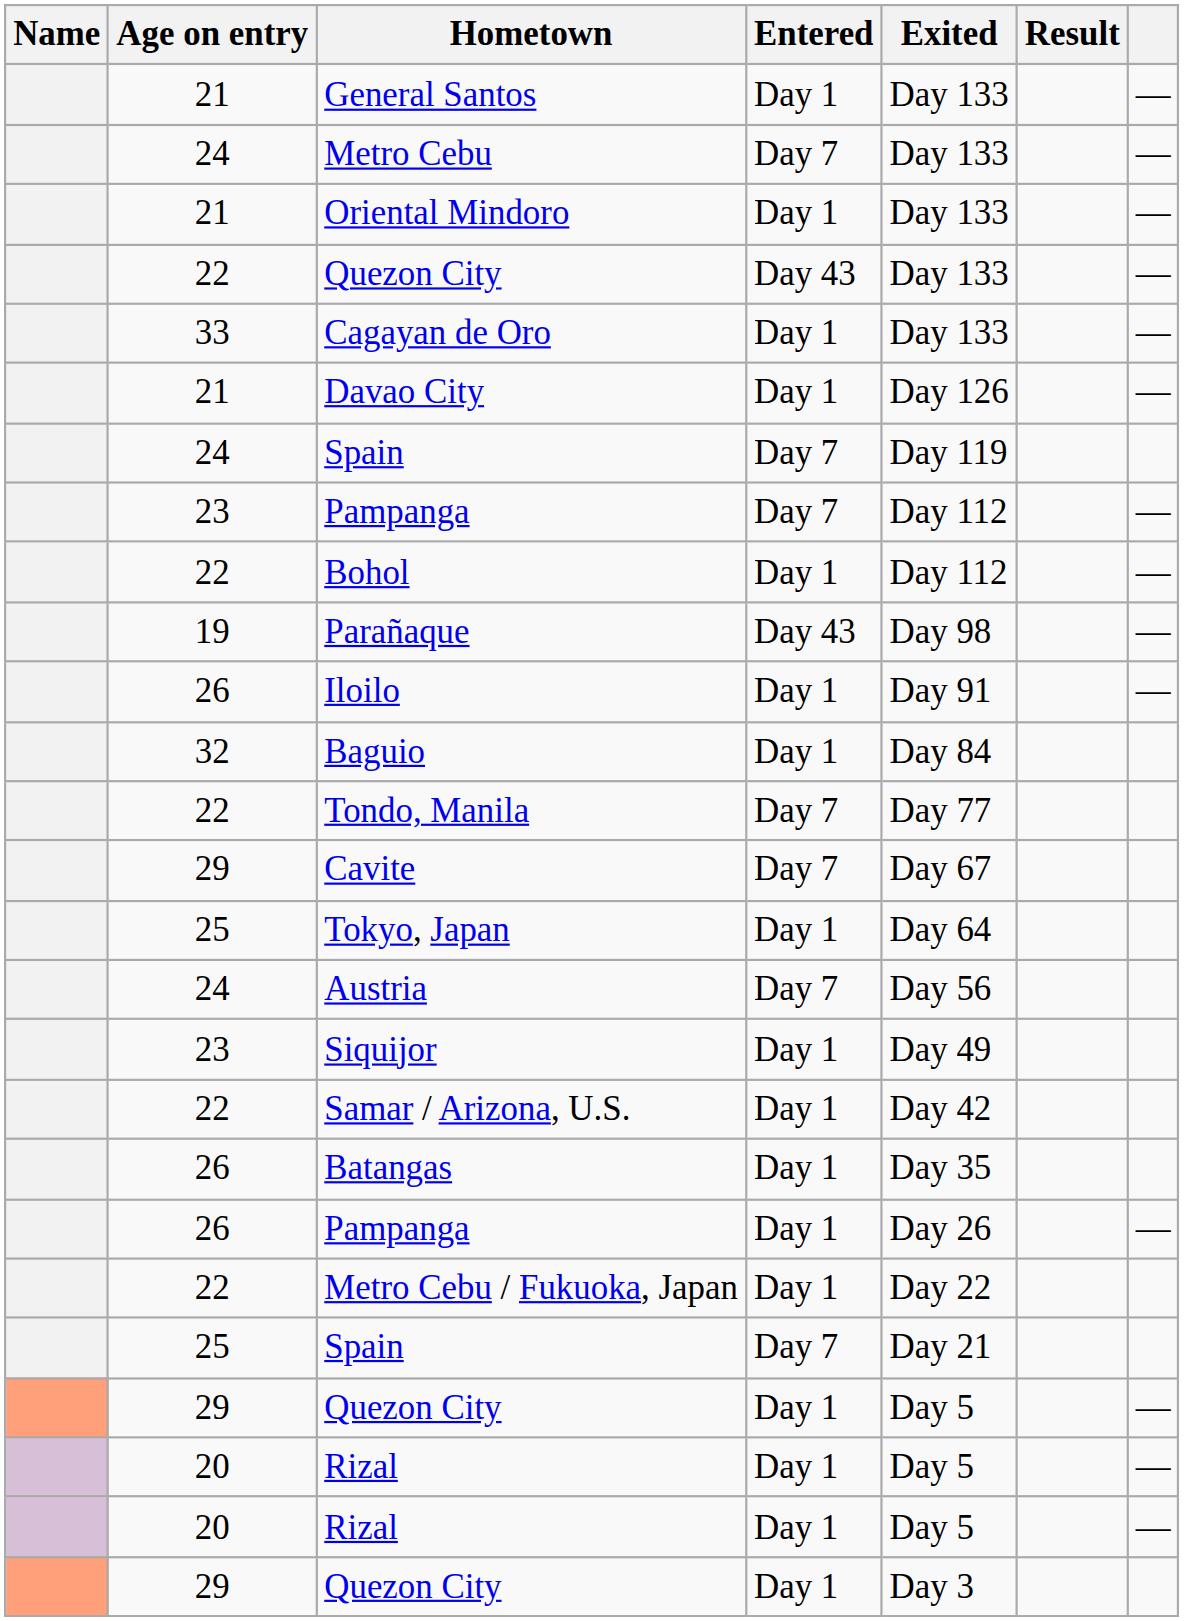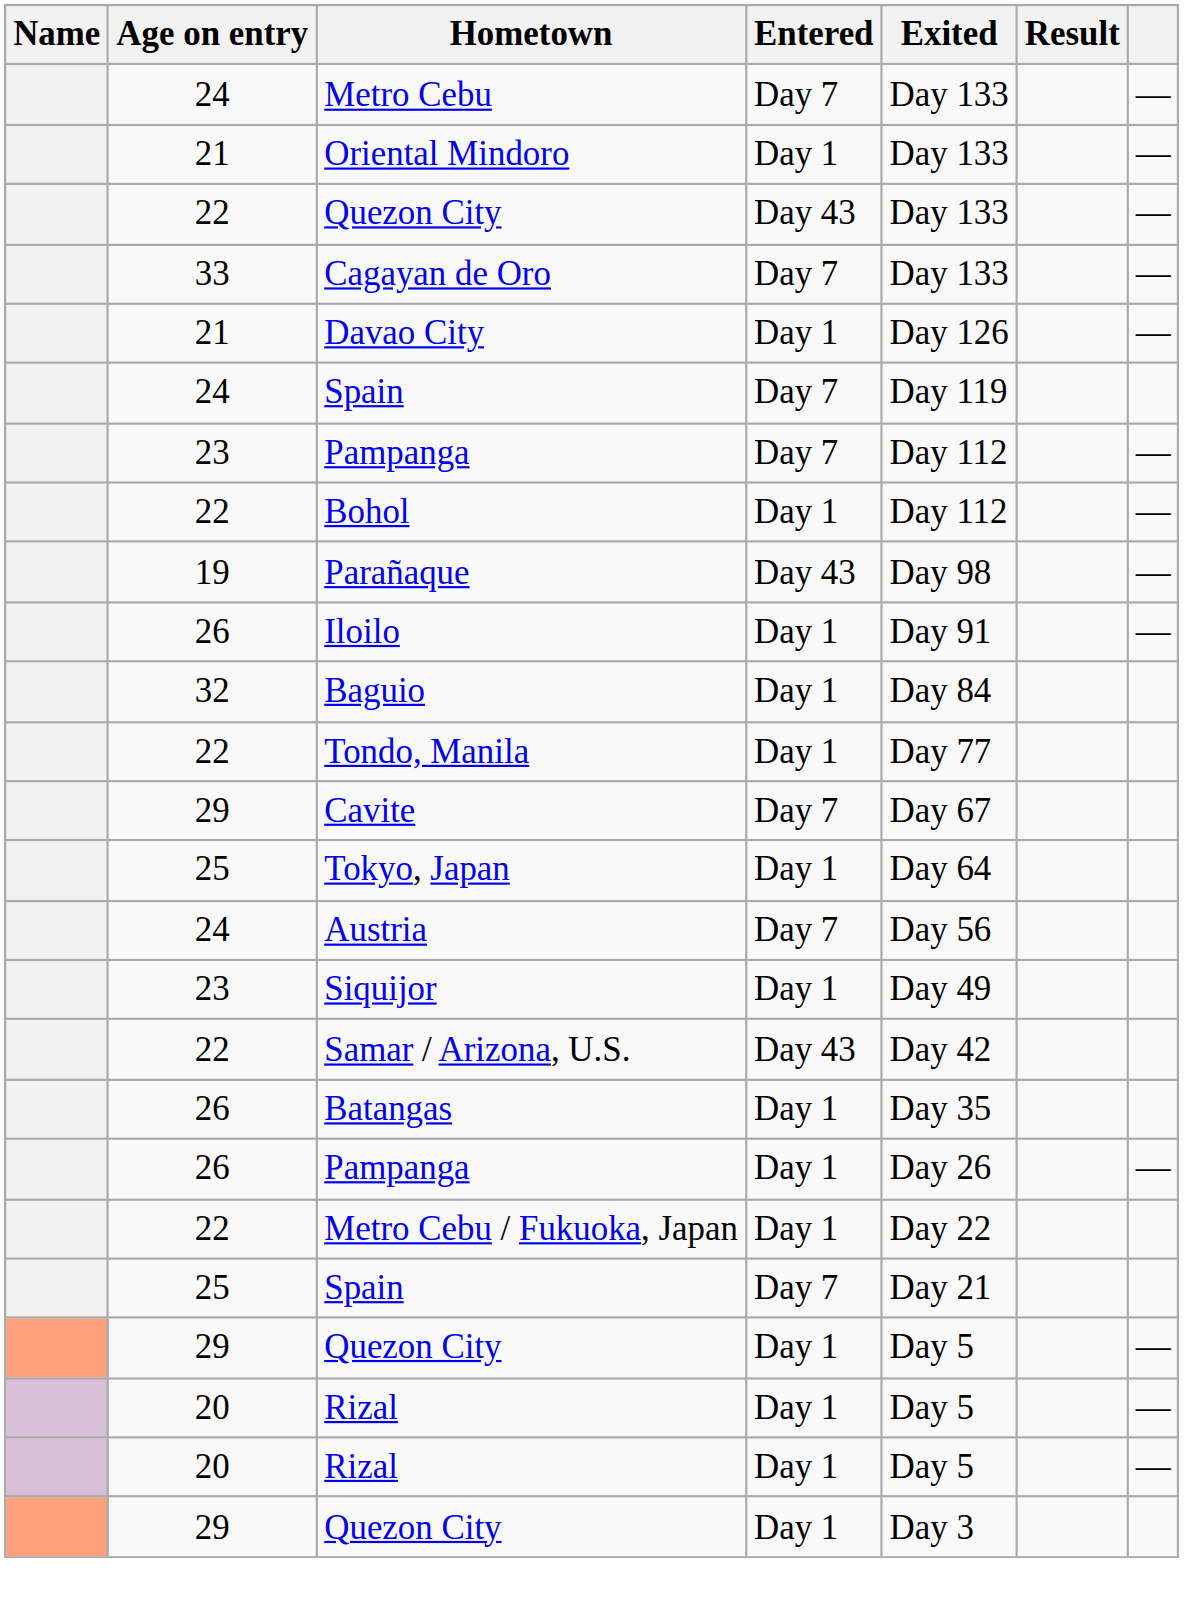- row: (212, 94)
(796, 332) Day 1 -> (796, 273) Day 7
(796, 810) Day 7 -> (796, 750) Day 1
(796, 1108) Day 1 -> (805, 1048) Day 43
